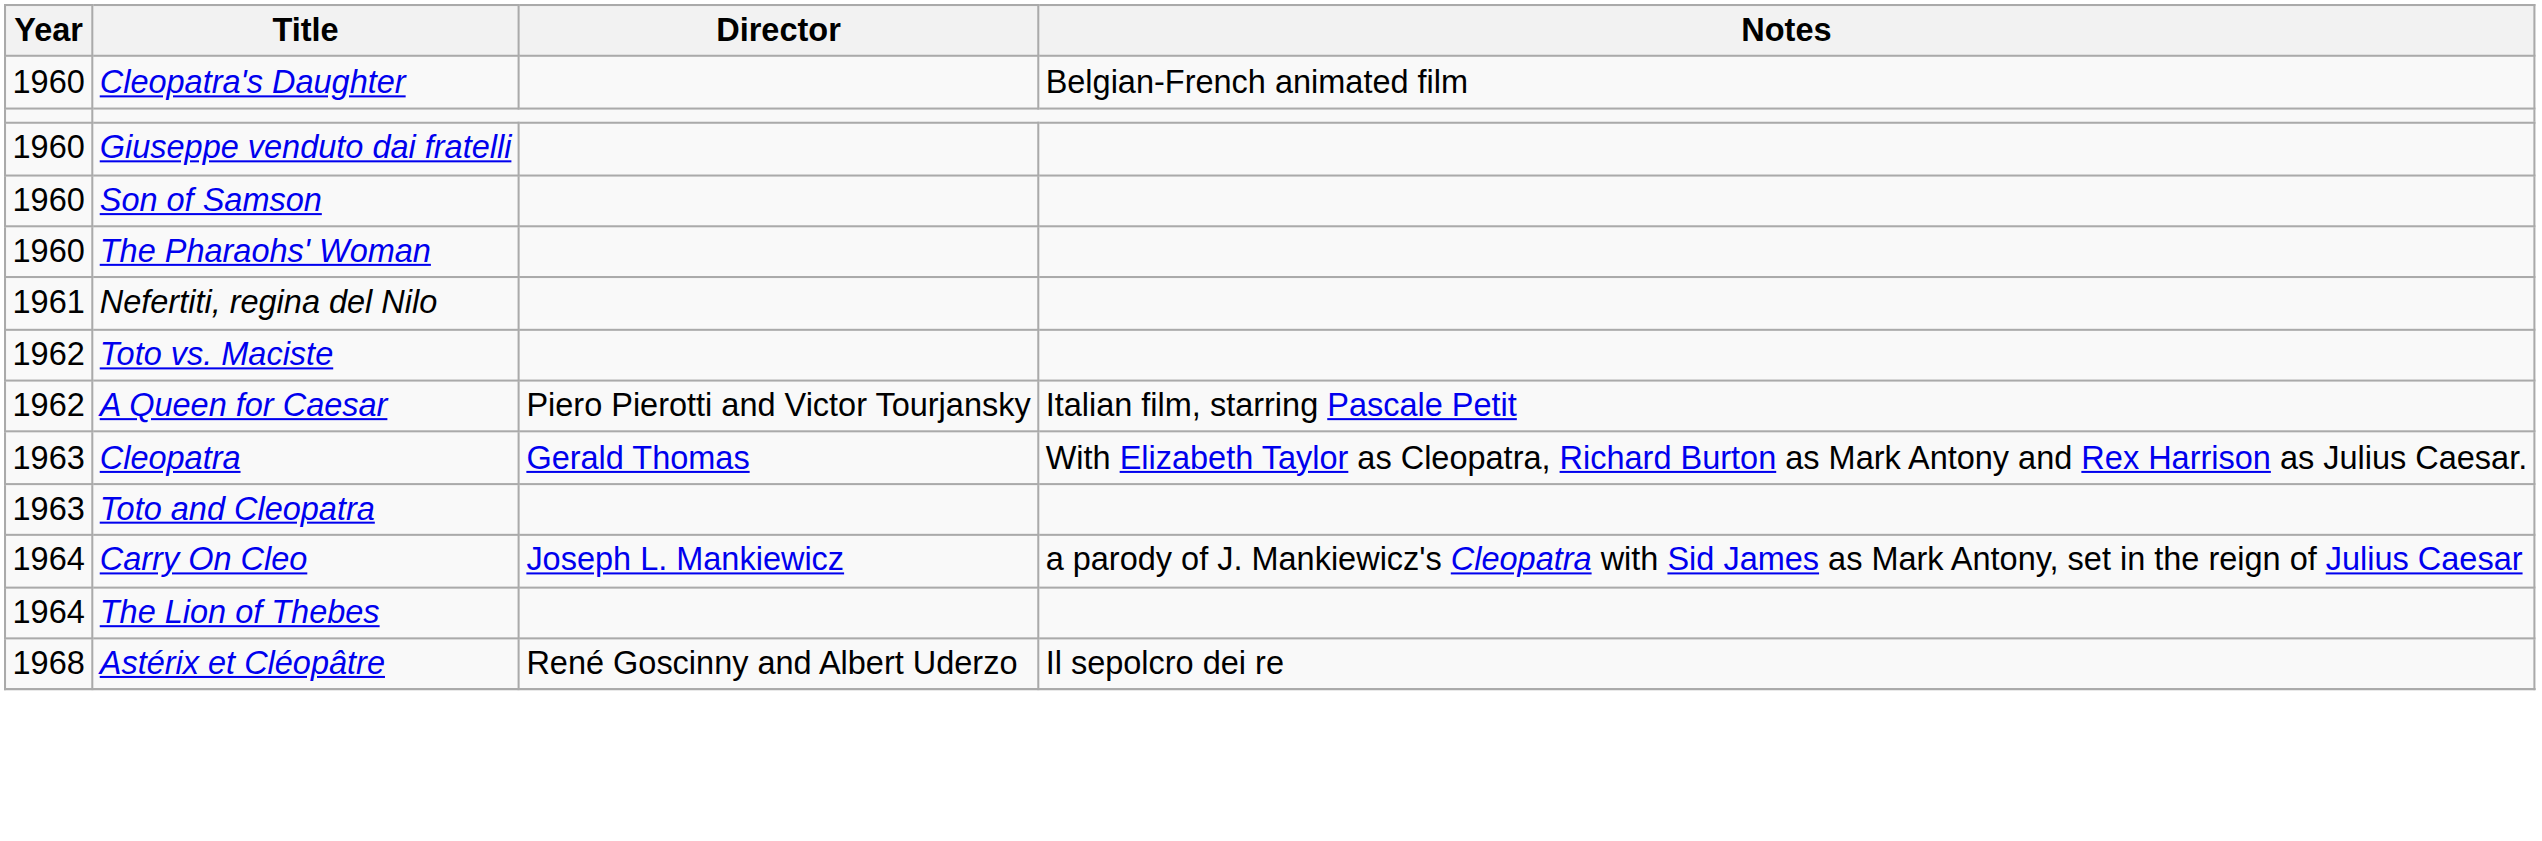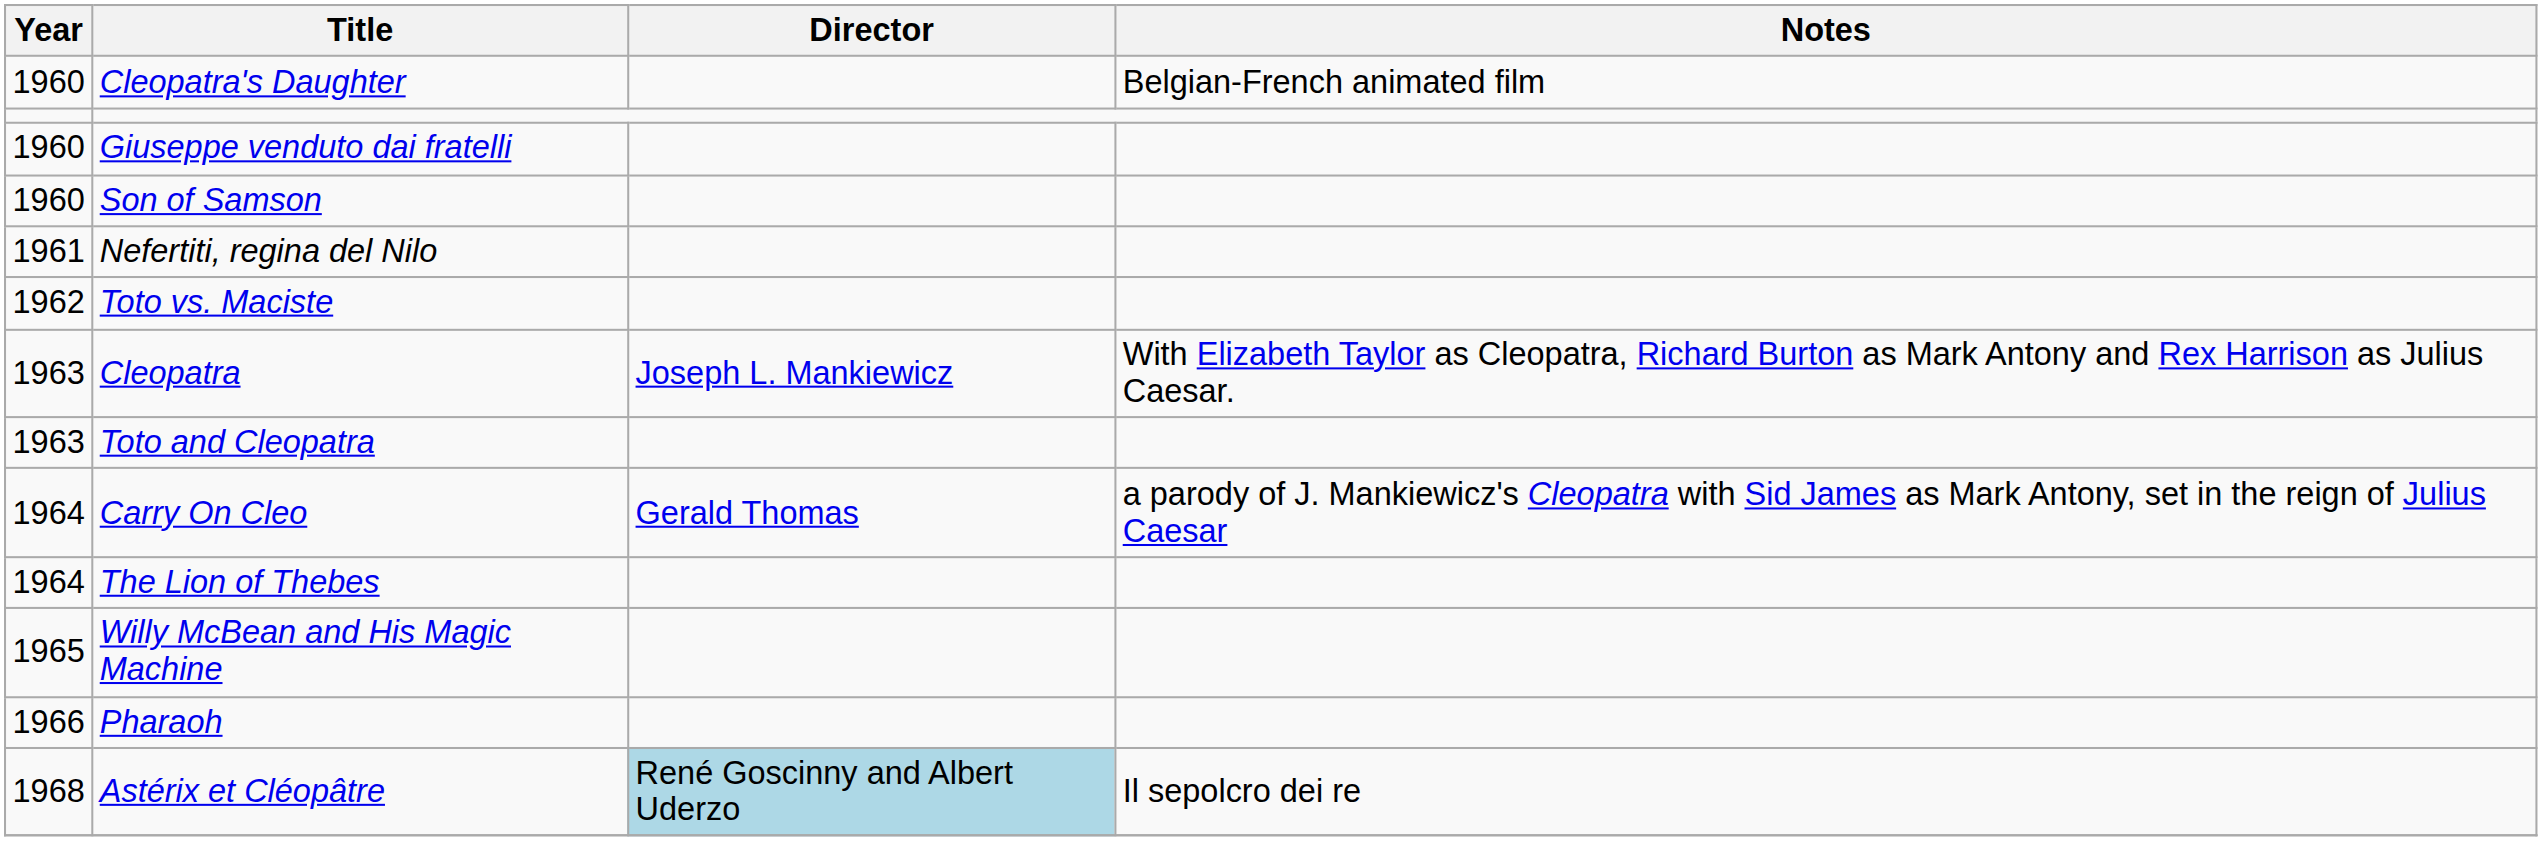- row: (49, 251)
- row: (49, 405)
(638, 457) Gerald Thomas -> (794, 372) Joseph L. Mankiewicz
(685, 560) Joseph L. Mankiewicz -> (747, 512) Gerald Thomas
+ row: (49, 651)
+ row: (49, 721)
(772, 663) no background -> (824, 791) lightblue background
